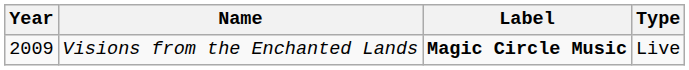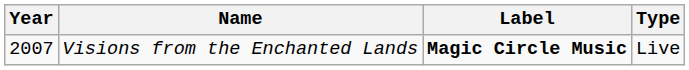(31, 50) 2009 -> (31, 50) 2007
